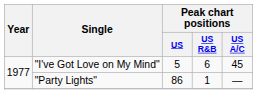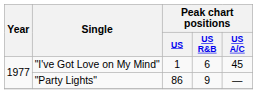(177, 64) 5 -> (177, 64) 1
(207, 81) 1 -> (207, 81) 9
